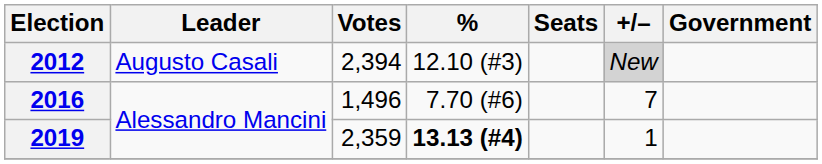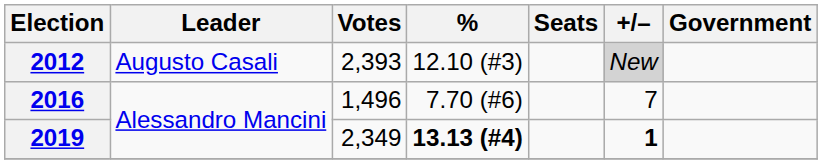(371, 61) 2,394 -> (371, 61) 2,393
(371, 138) 2,359 -> (371, 138) 2,349
(651, 138) normal -> (651, 138) bold
